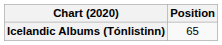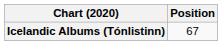(193, 31) 65 -> (193, 31) 67
